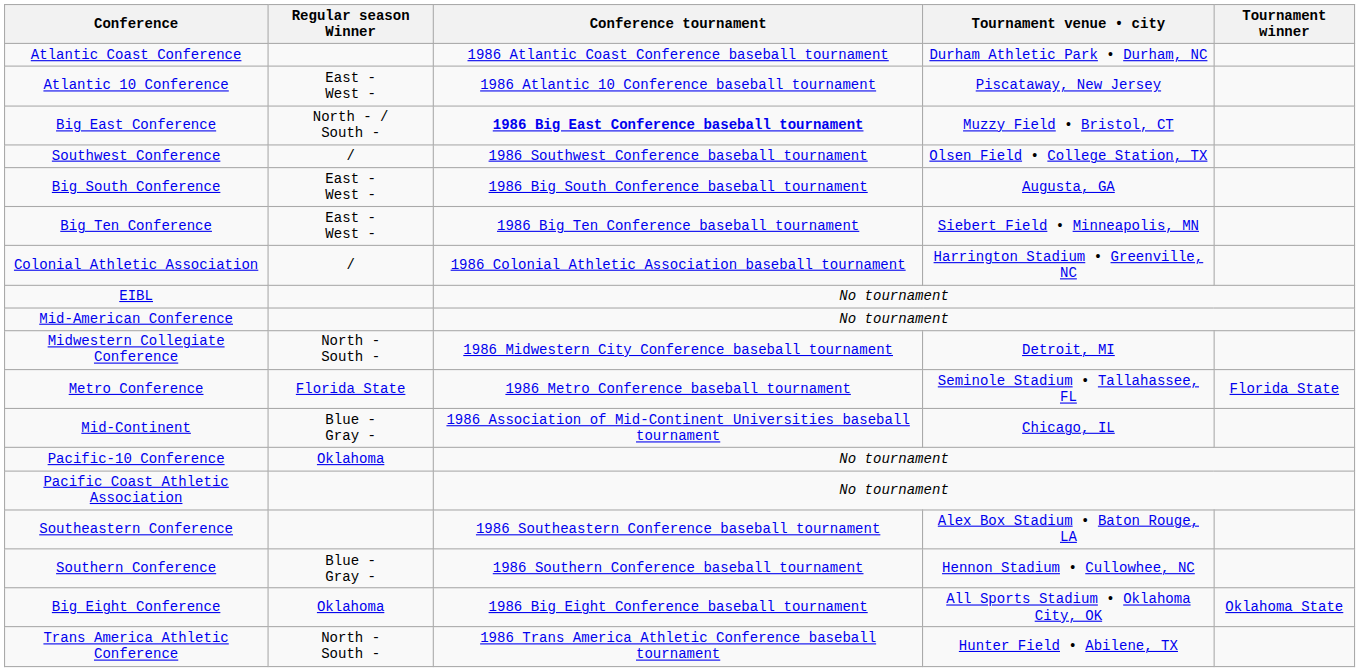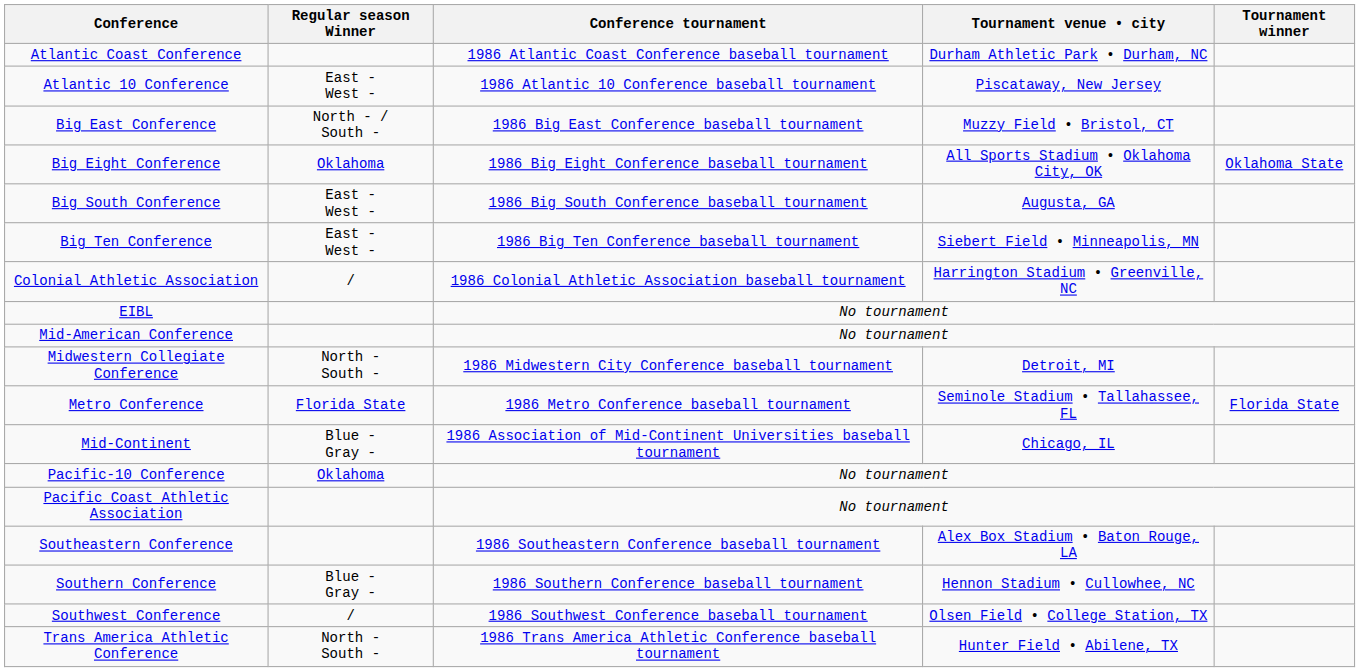(678, 125) bold -> (678, 125) normal
rows swapped: (136, 607) <-> (136, 156)
